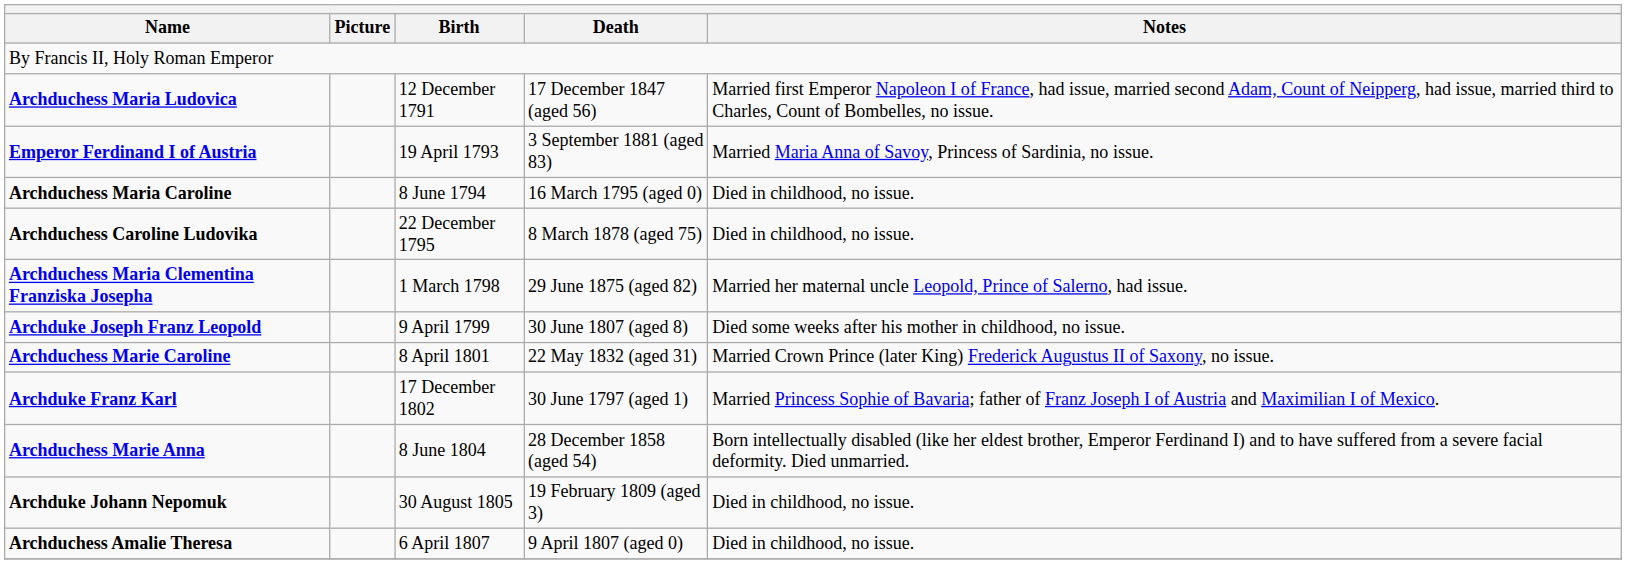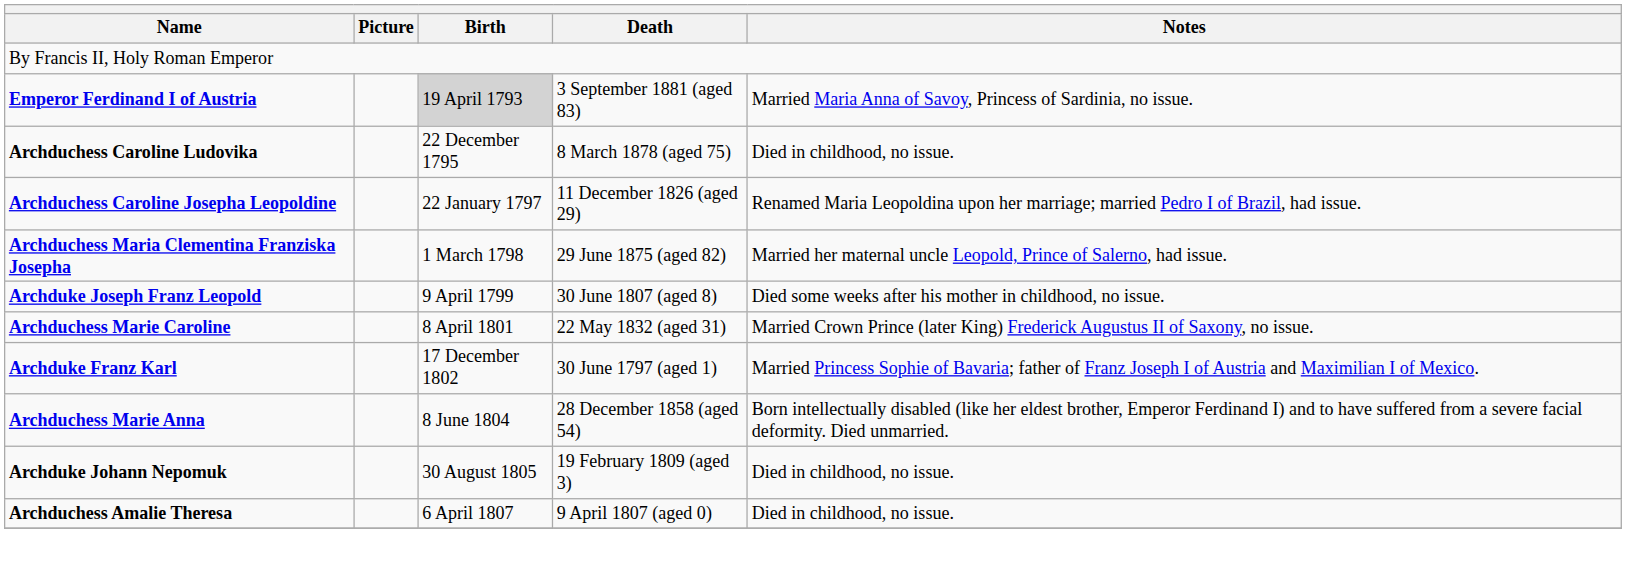- row: (123, 99)
(449, 151) no background -> (472, 99) lightgrey background
- row: (120, 192)
+ row: (173, 203)
